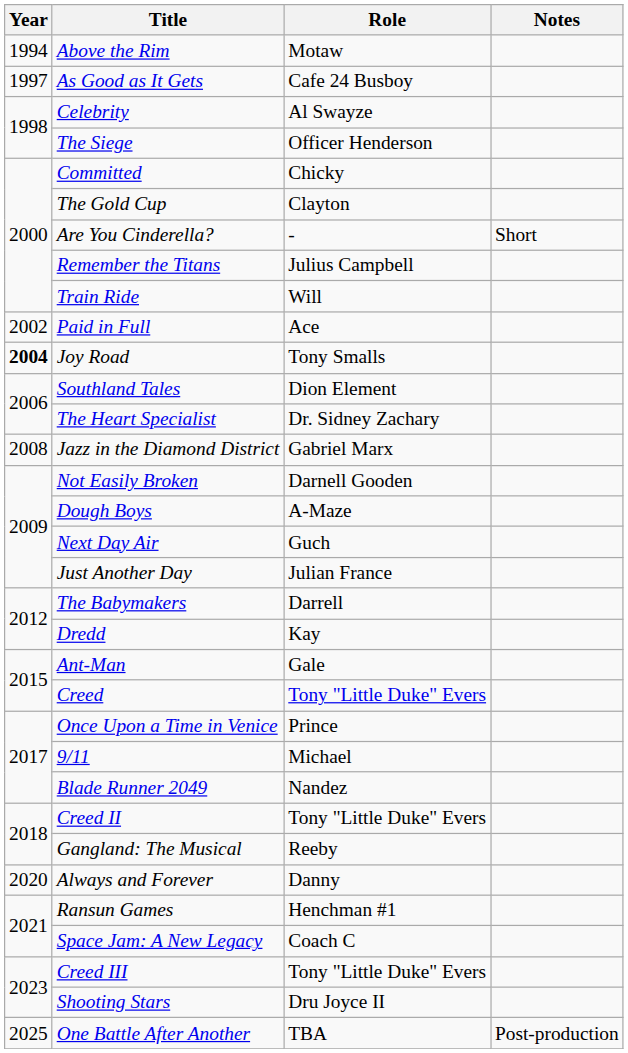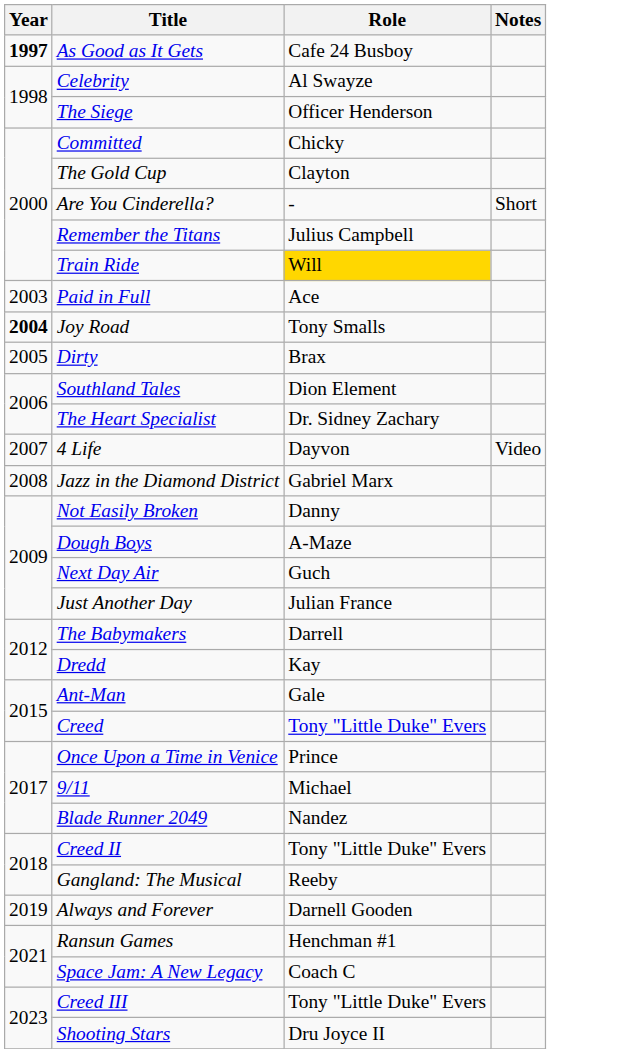- row: (113, 50)
(28, 81) normal -> (28, 50) bold
(305, 296) no background -> (305, 265) gold background
(28, 326) 2002 -> (28, 296) 2003
+ row: (77, 357)
+ row: (79, 449)
(350, 480) Darnell Gooden -> (314, 511) Danny
(28, 879) 2020 -> (28, 910) 2019
(314, 879) Danny -> (350, 910) Darnell Gooden
- row: (153, 1033)
